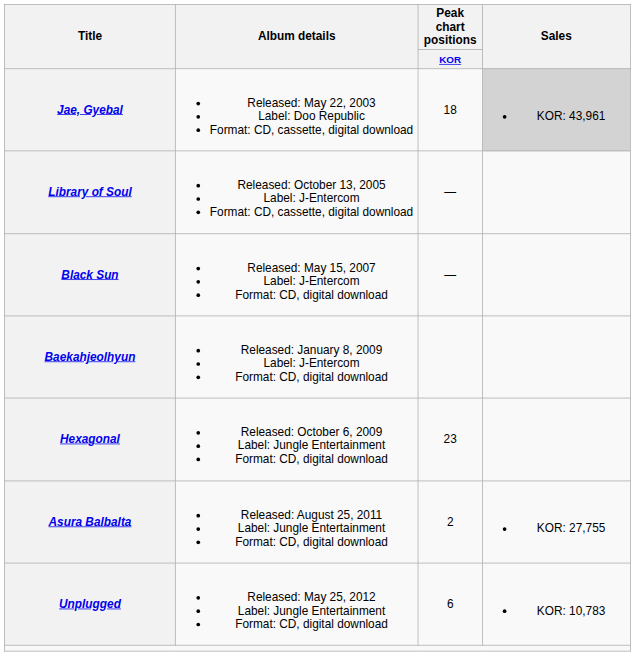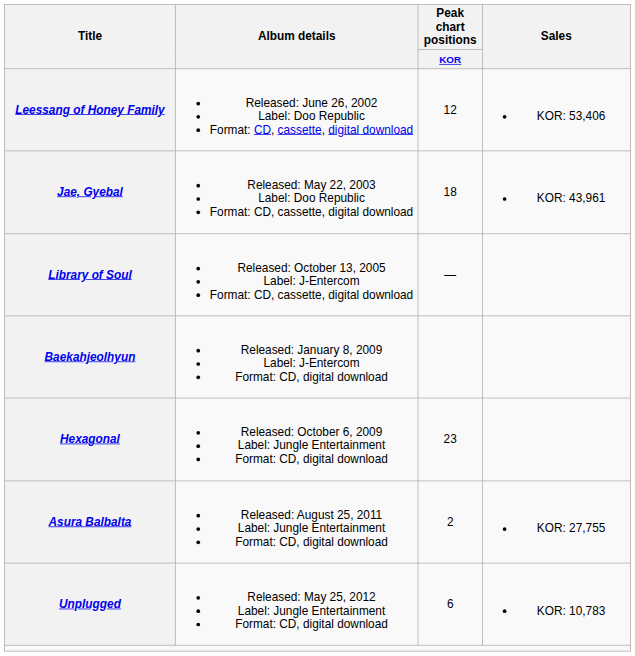+ row: (90, 109)
(556, 116) lightgrey background -> (556, 199) no background
- row: (90, 274)
